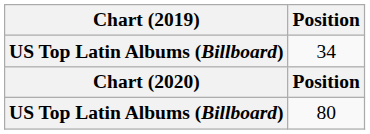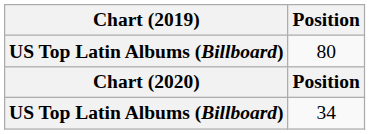rows swapped: (326, 112) <-> (326, 50)
